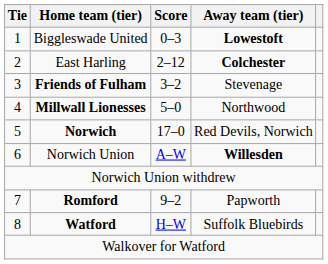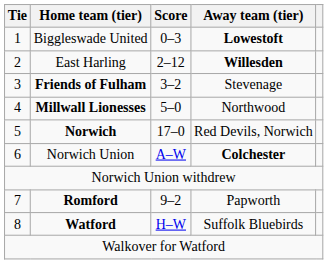(253, 61) Colchester -> (253, 61) Willesden
(253, 154) Willesden -> (253, 154) Colchester
